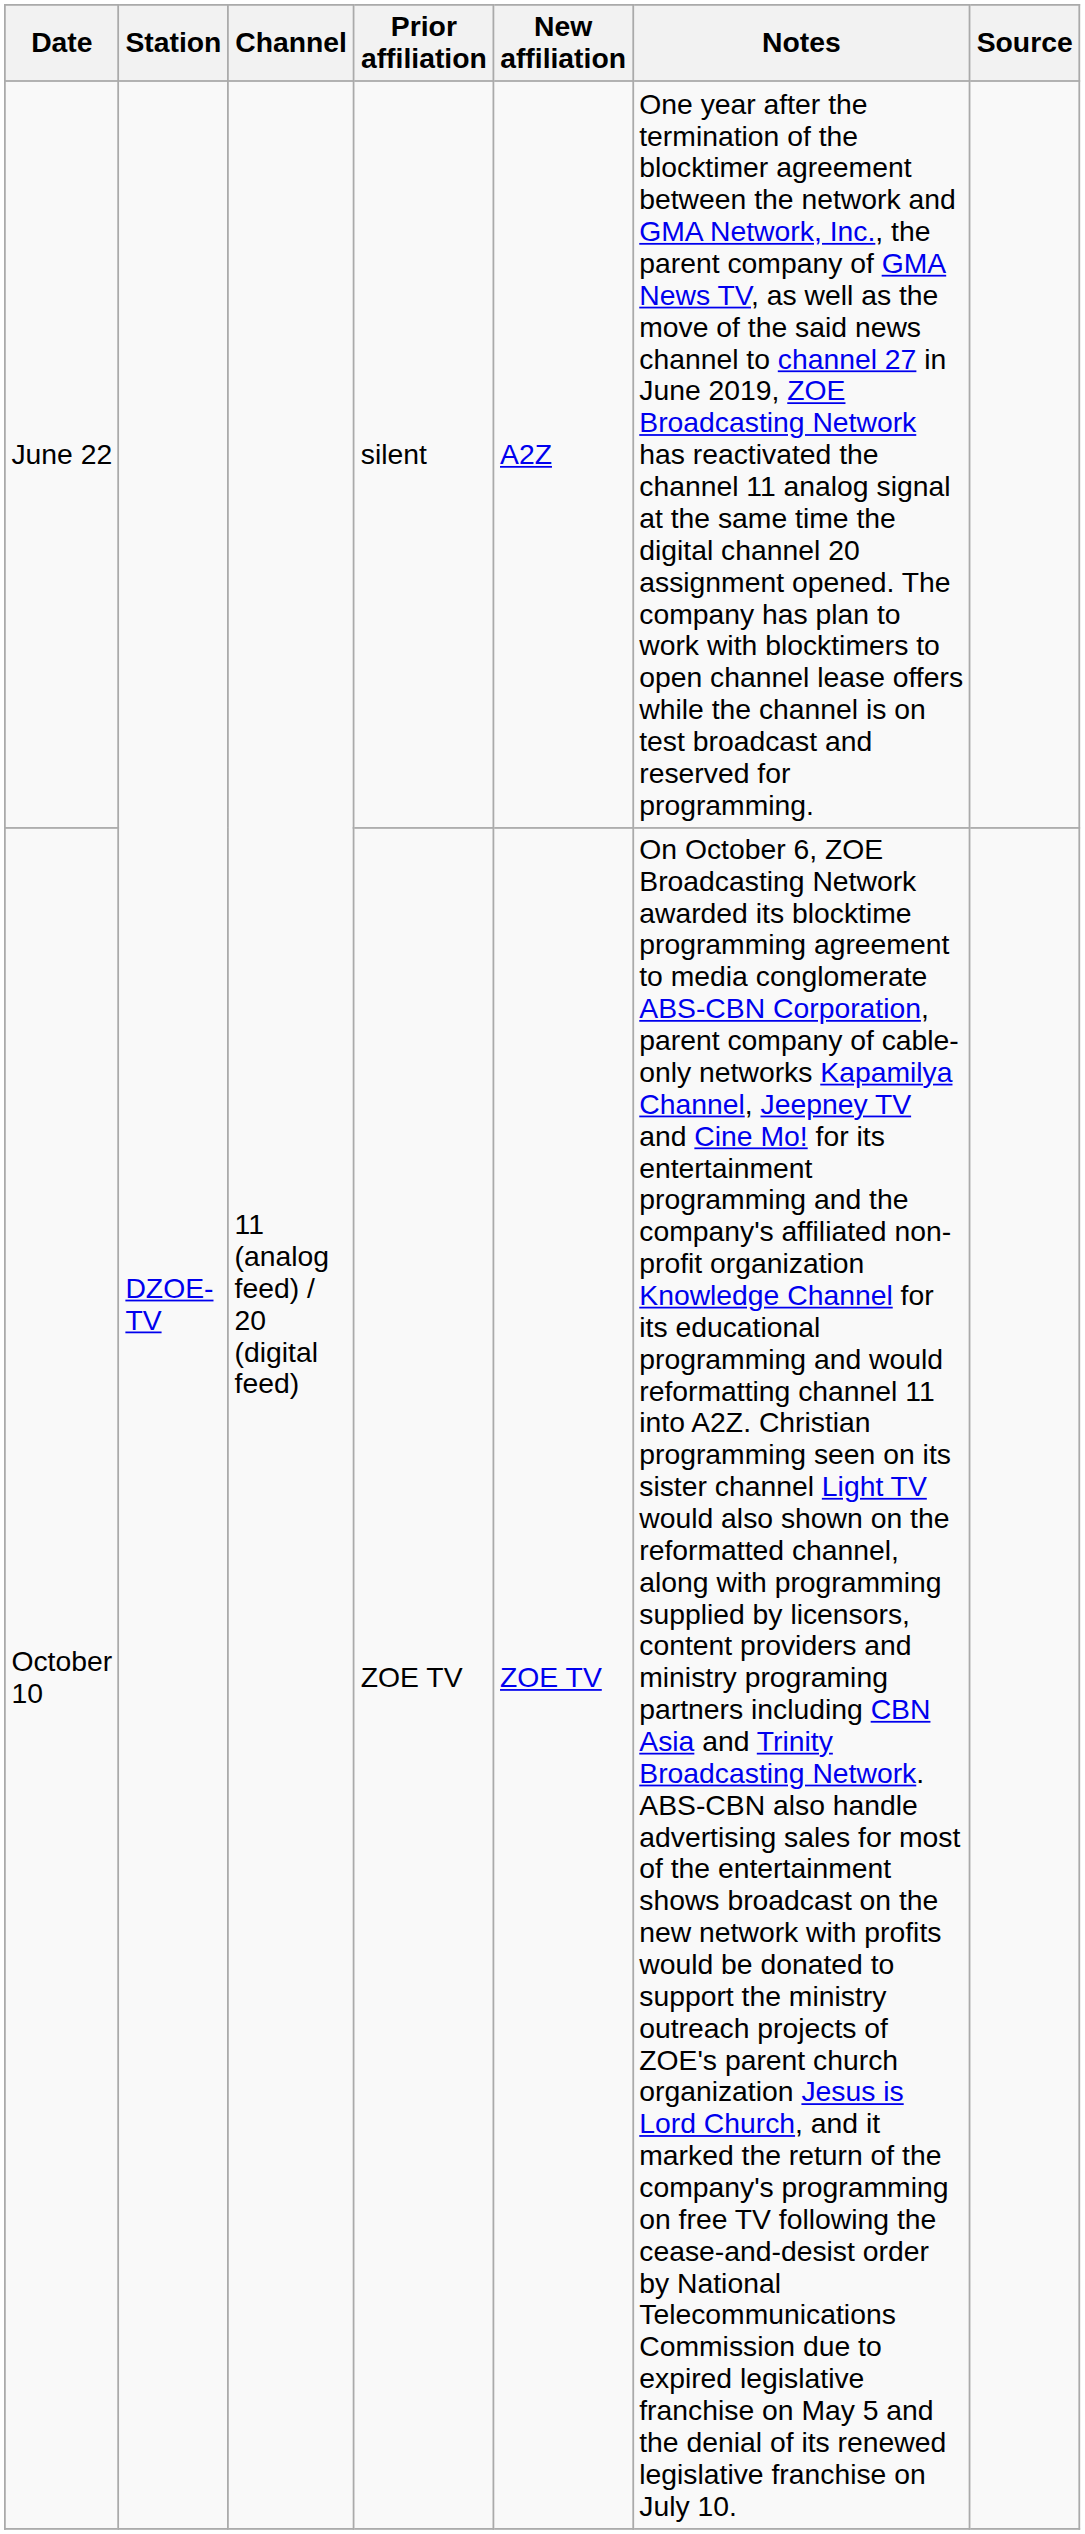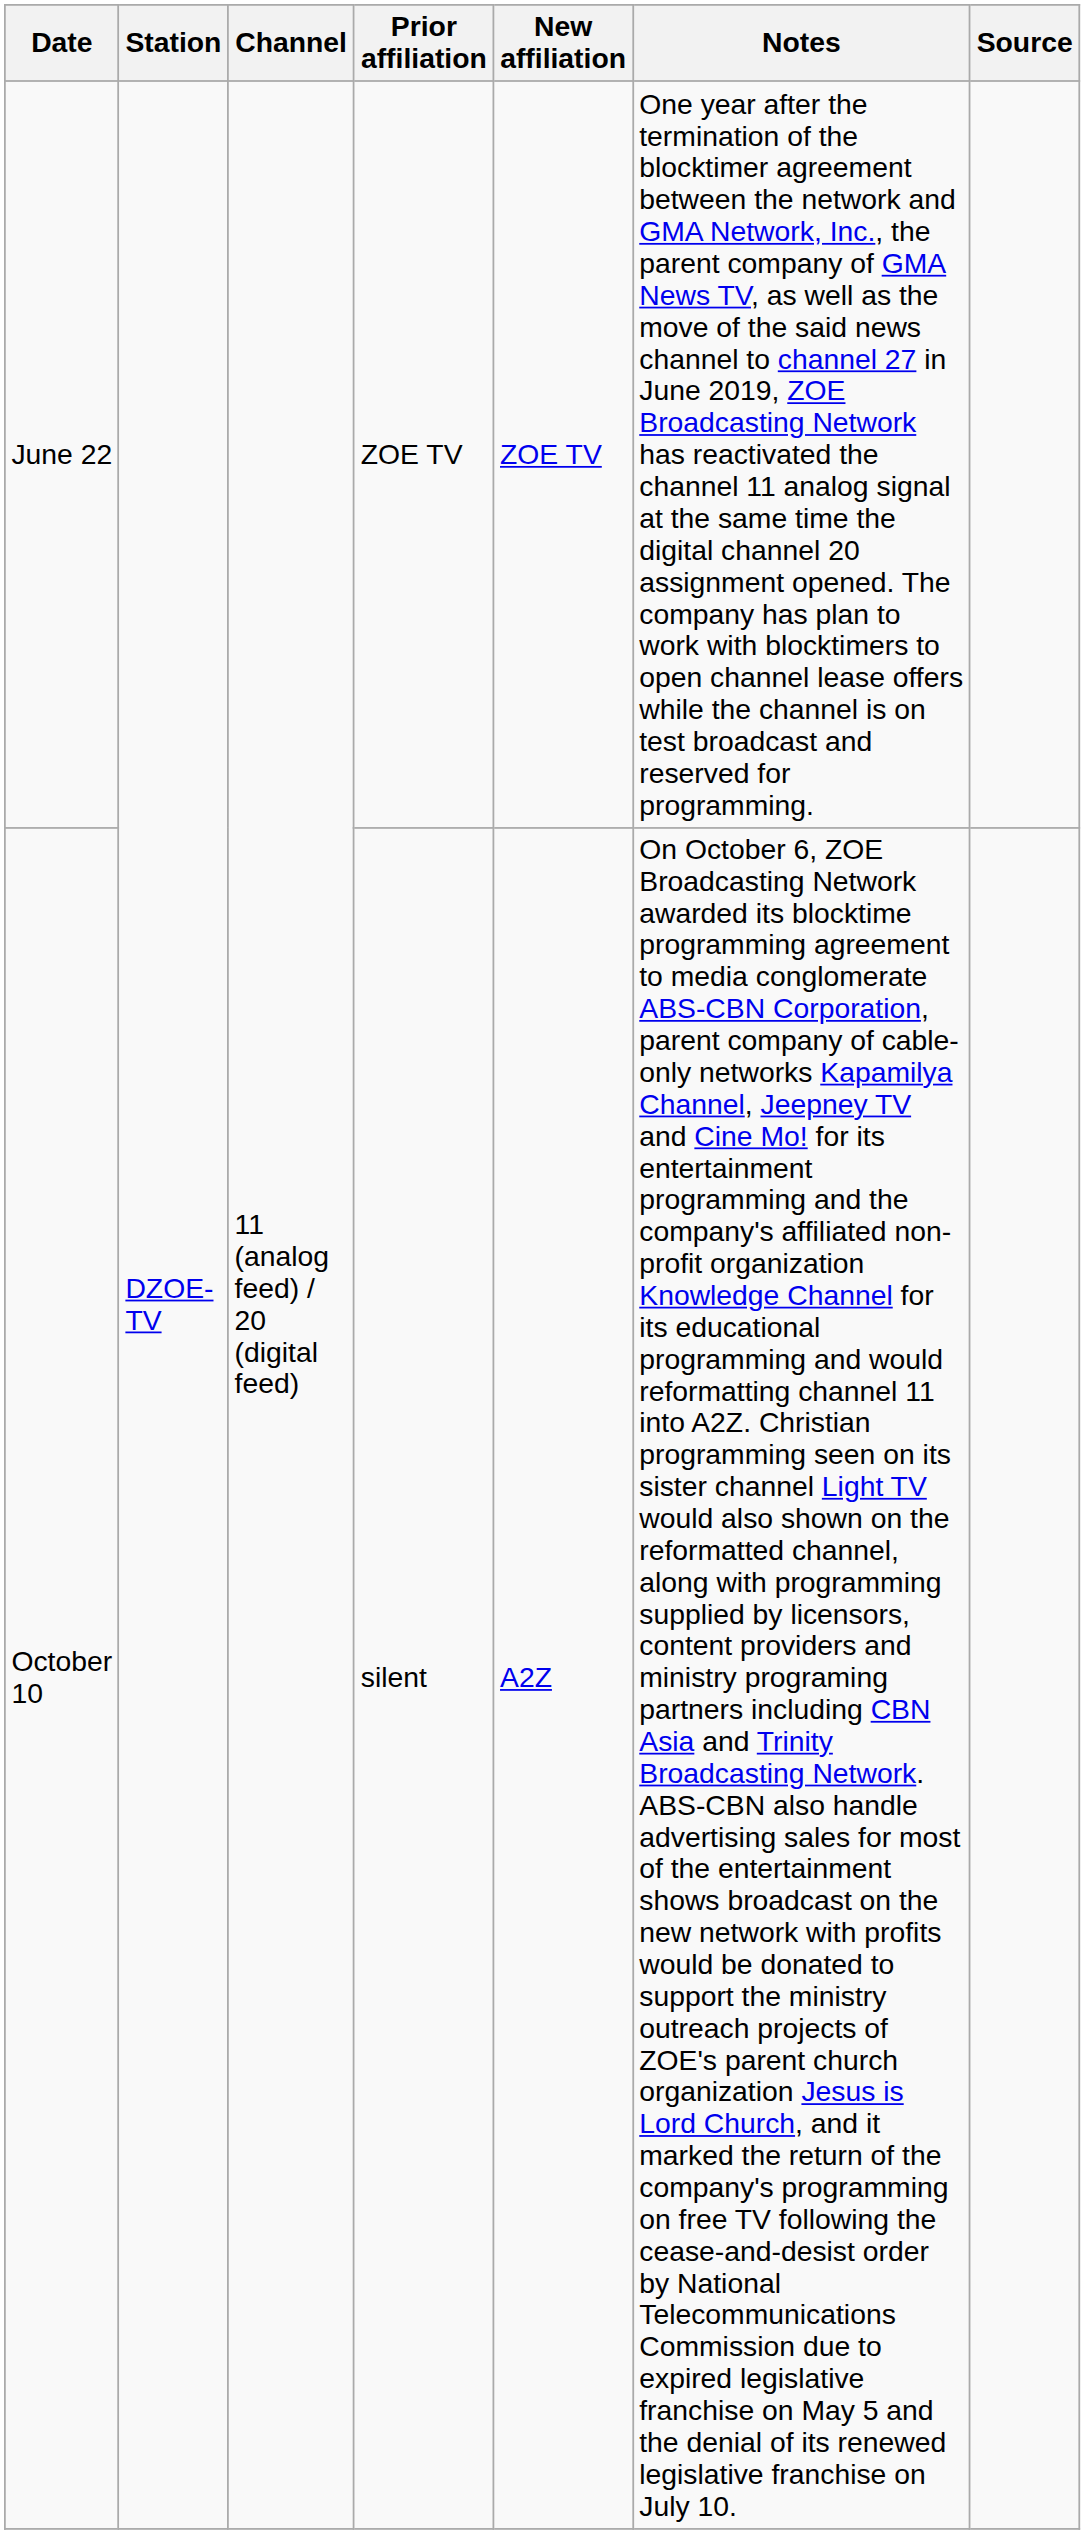(394, 454) silent -> (412, 454) ZOE TV
(526, 454) A2Z -> (551, 454) ZOE TV
(412, 1677) ZOE TV -> (394, 1677) silent
(551, 1677) ZOE TV -> (526, 1677) A2Z
